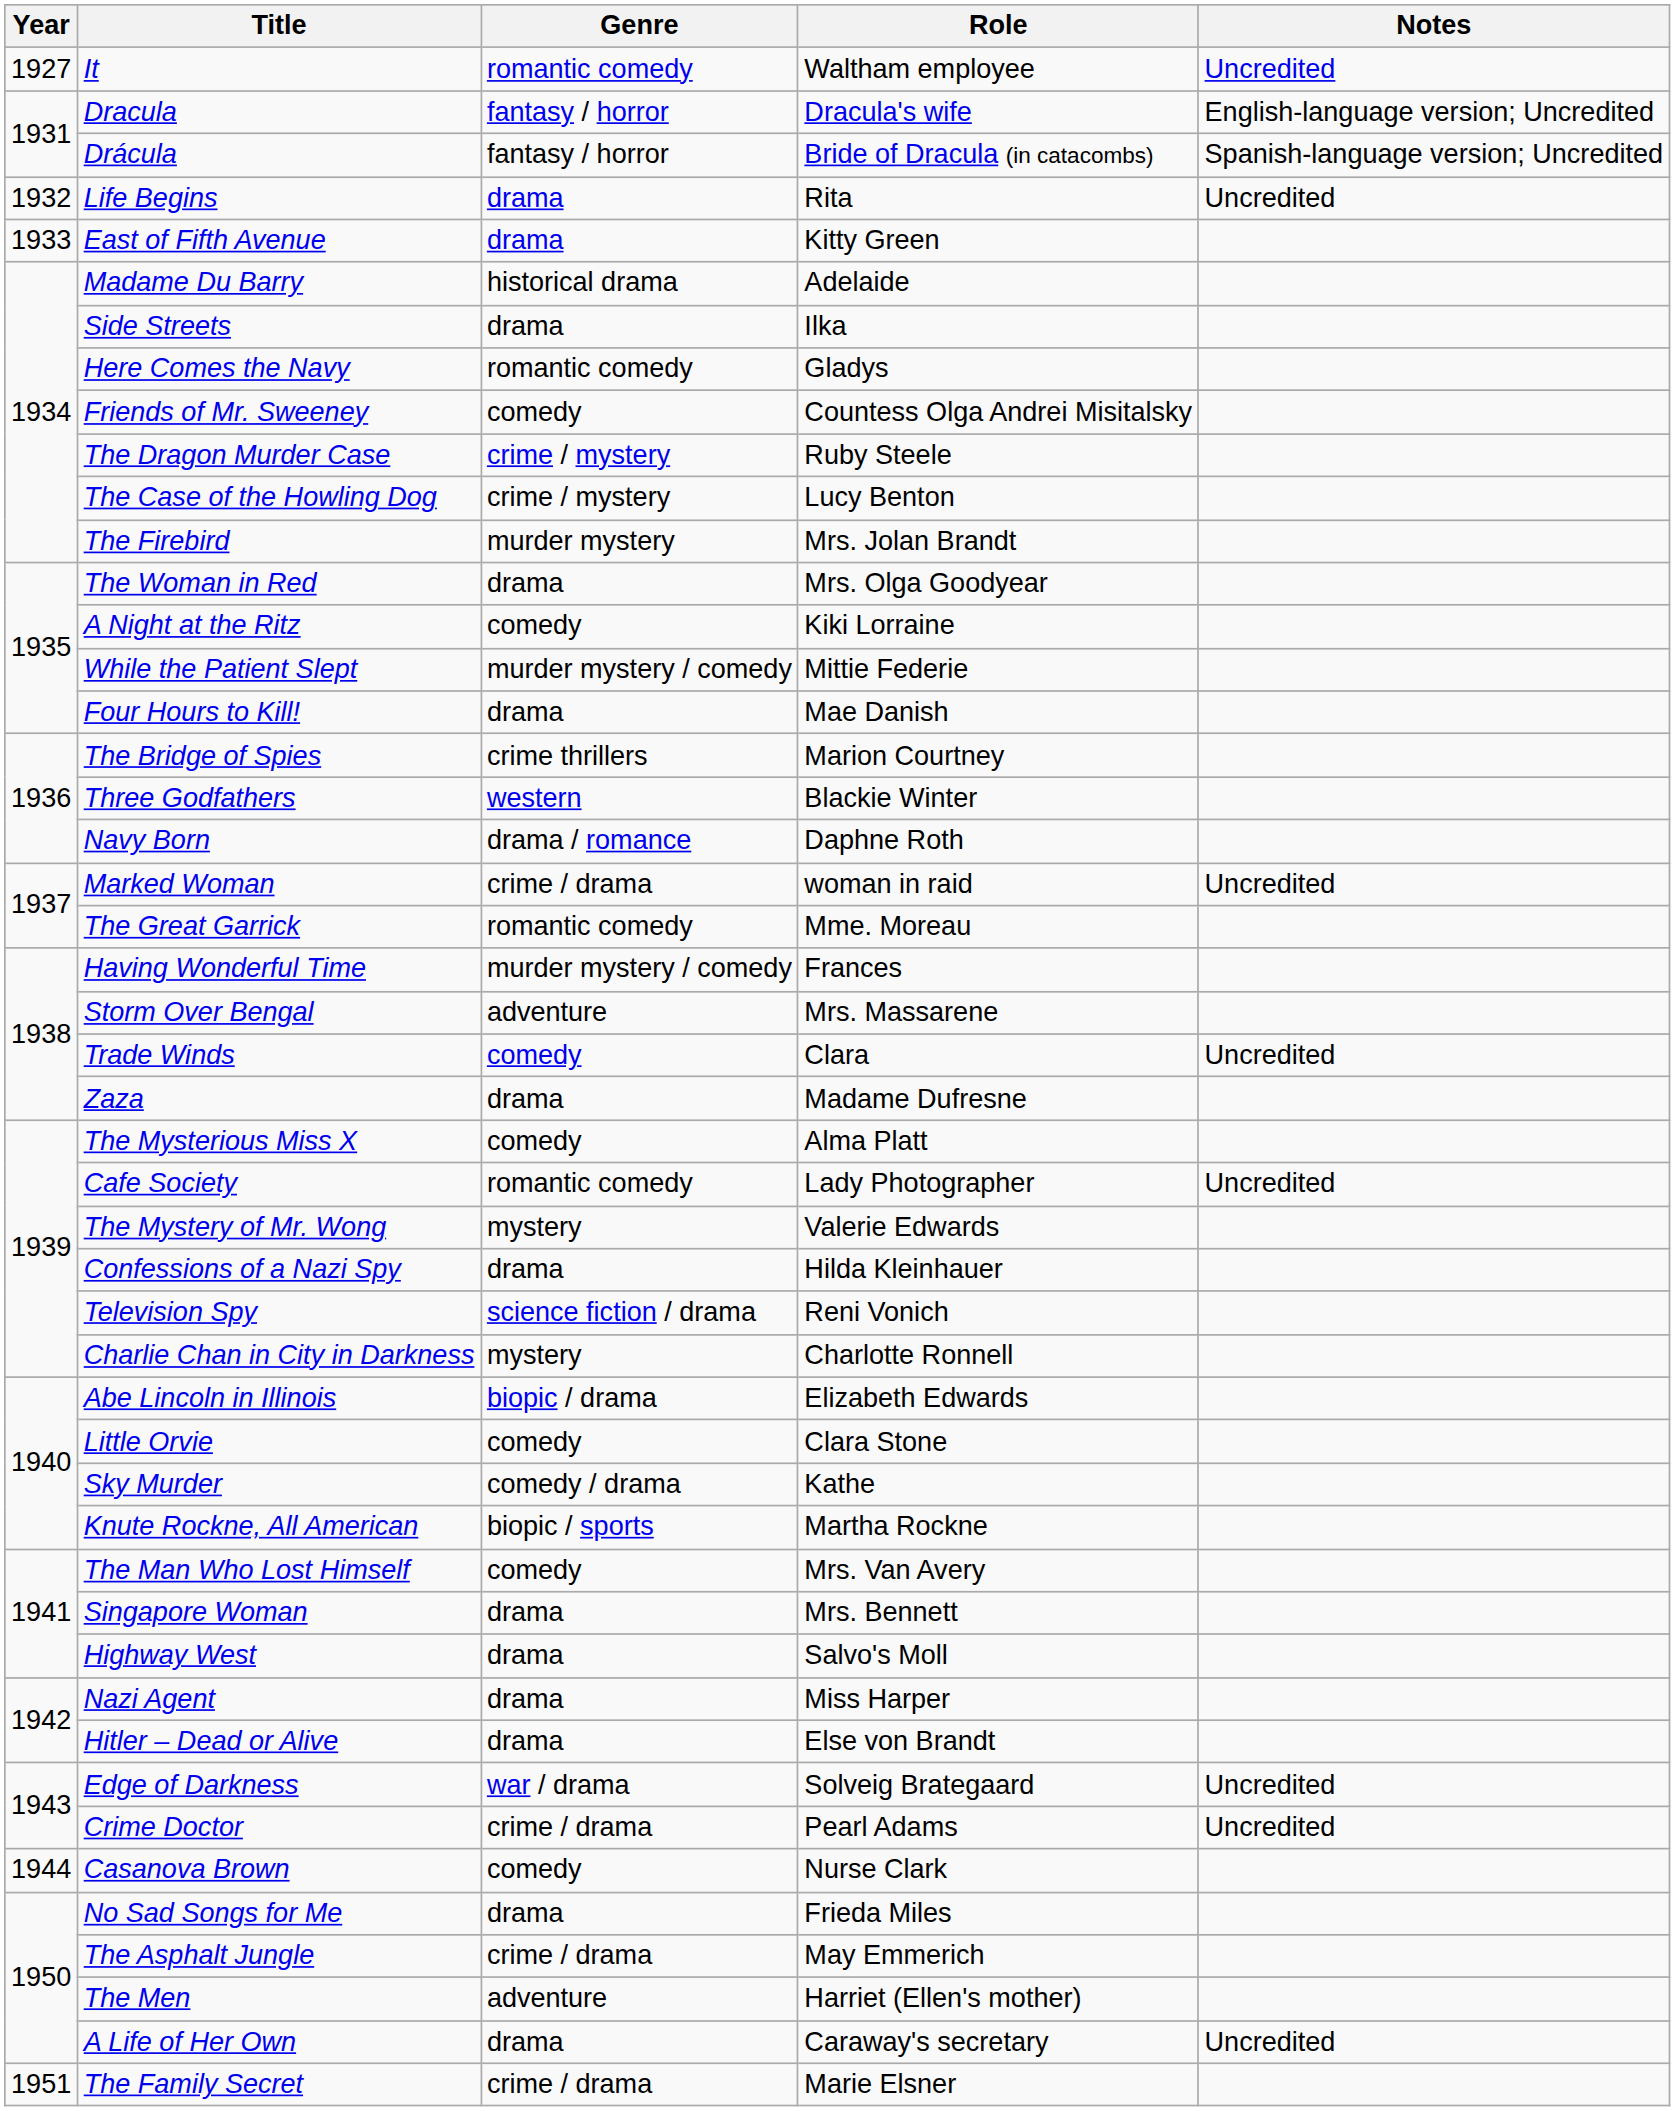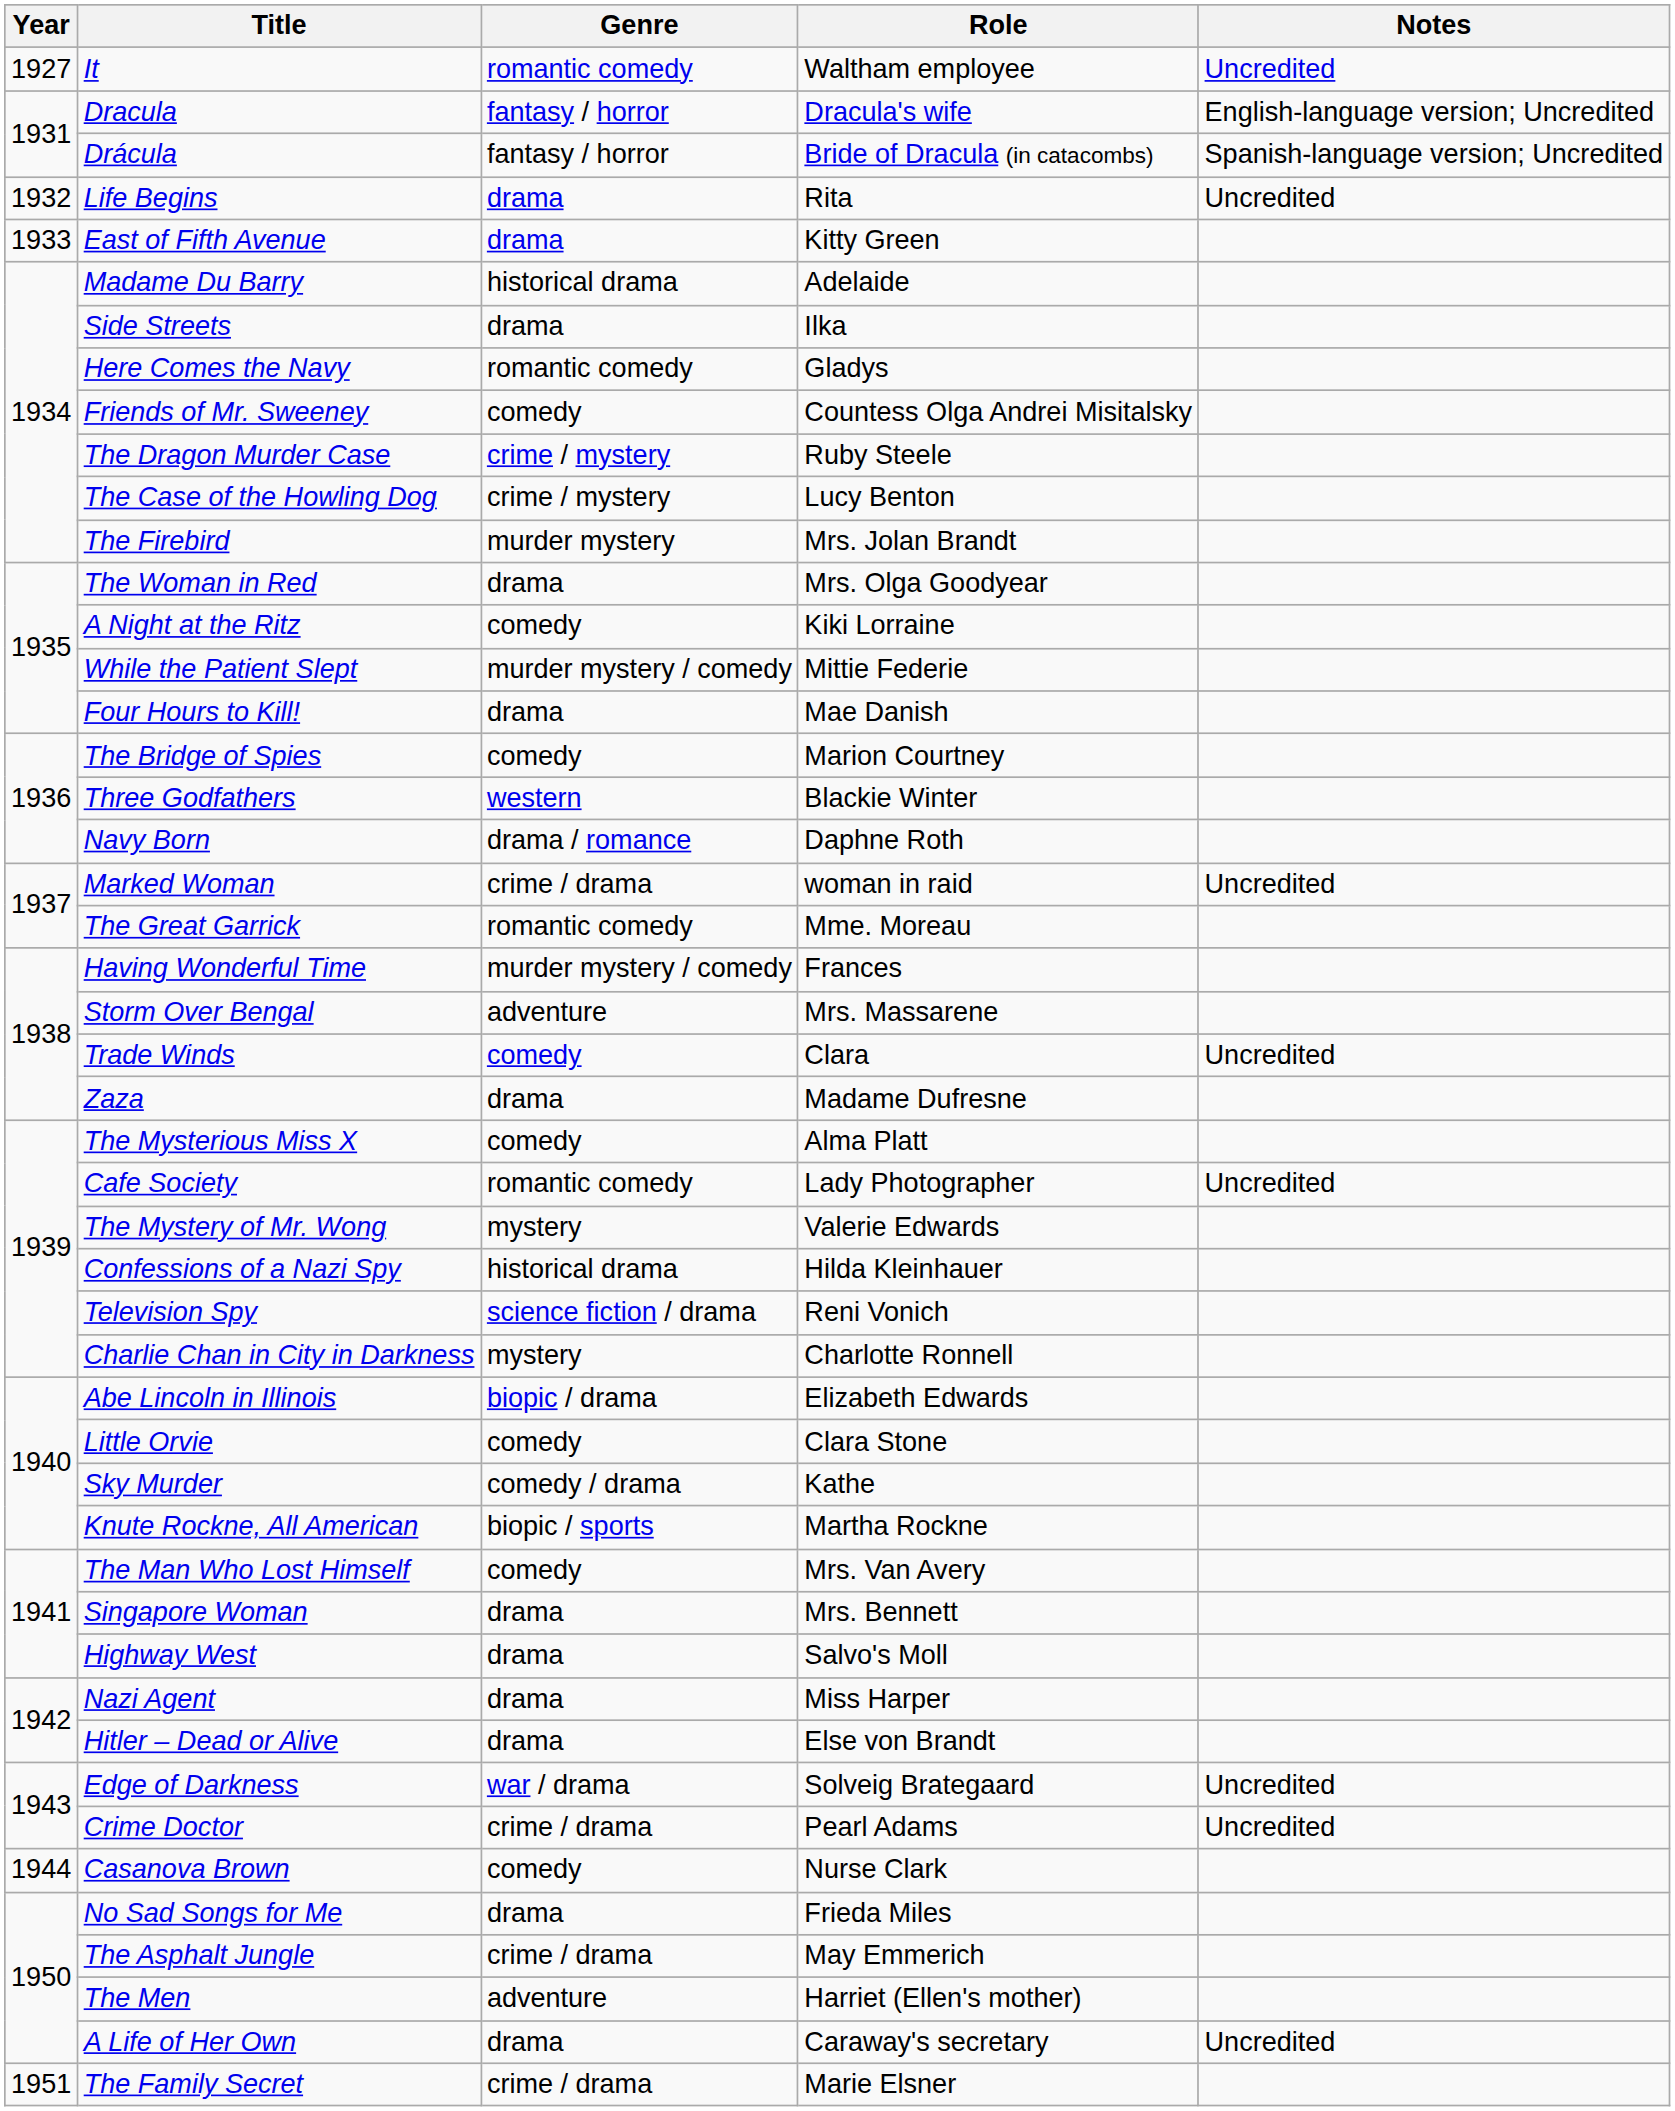(567, 754) crime thrillers -> (534, 754) comedy
(525, 1269) drama -> (582, 1269) historical drama
